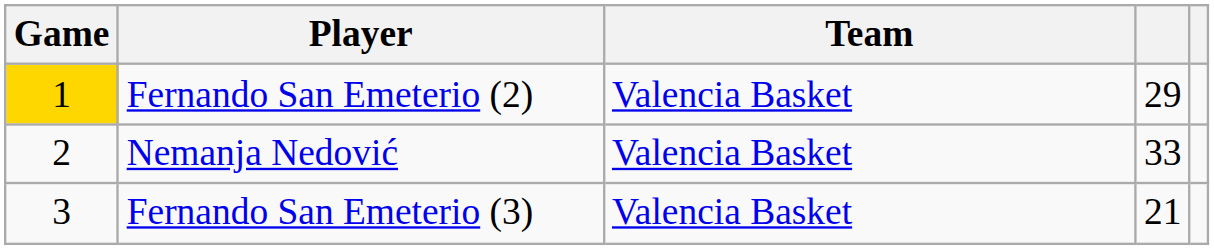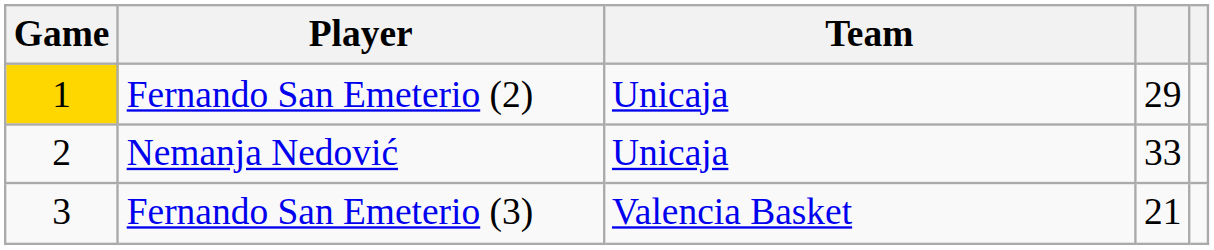(732, 93) Valencia Basket -> (670, 93) Unicaja
(732, 152) Valencia Basket -> (670, 152) Unicaja
